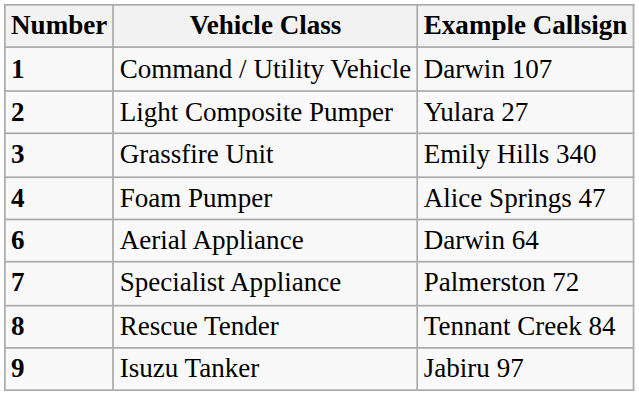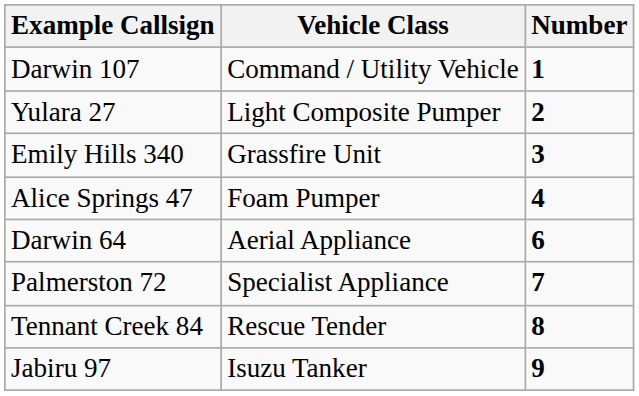columns swapped: (59, 25) <-> (526, 25)
